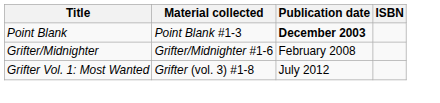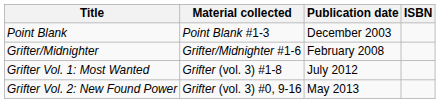(322, 32) bold -> (349, 32) normal
+ row: (92, 88)
